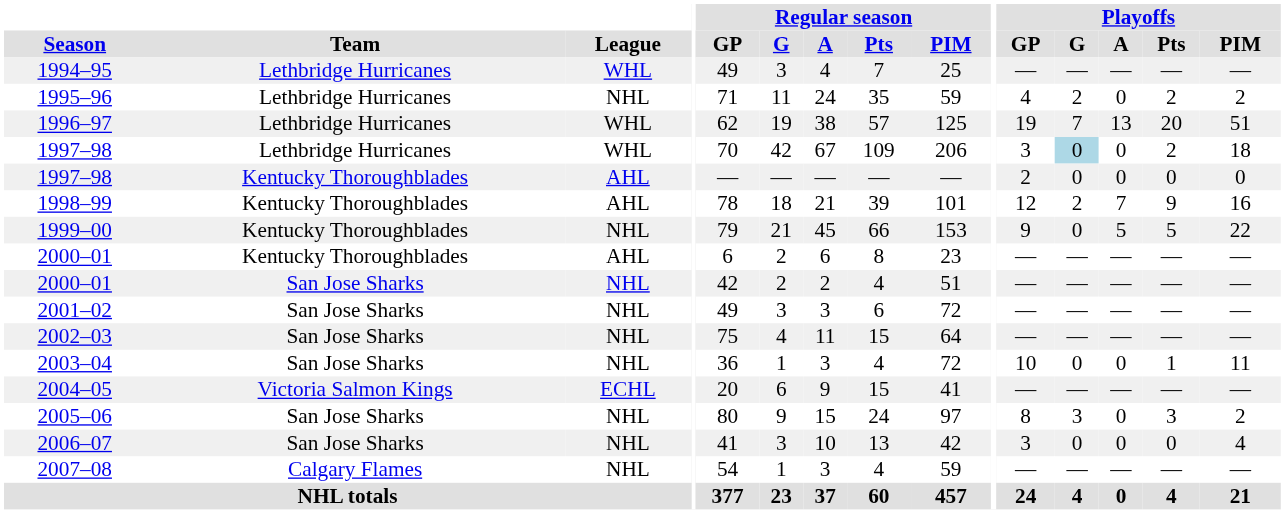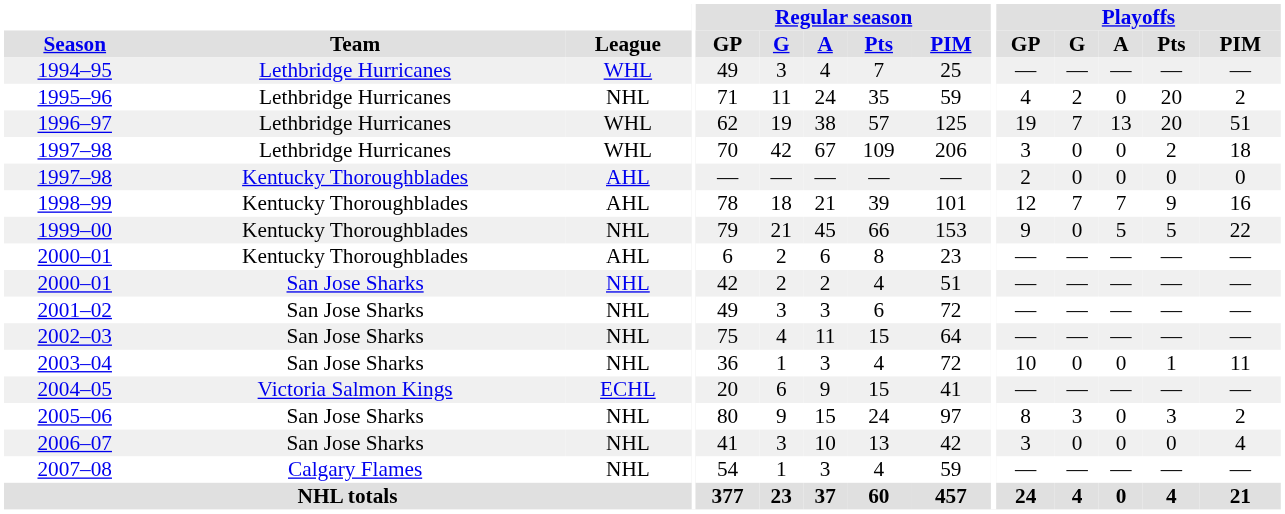(1171, 96) 2 -> (1171, 96) 20
(1077, 150) lightblue background -> (1077, 150) no background
(1077, 203) 2 -> (1077, 203) 7
